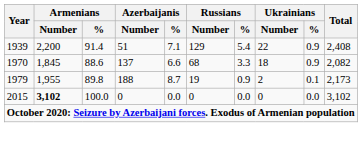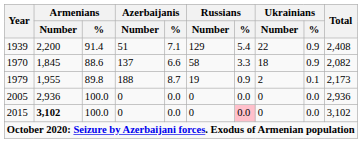(194, 63) 68 -> (194, 63) 58
+ row: (17, 96)
(244, 96) no background -> (244, 113) pink background
